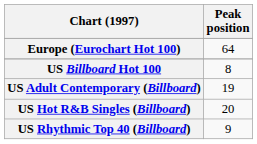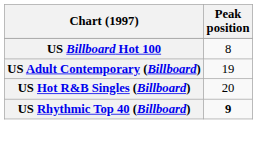- row: (104, 48)
(228, 128) normal -> (228, 108) bold
